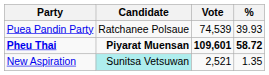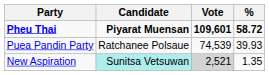rows swapped: (32, 45) <-> (50, 29)
(218, 62) no background -> (218, 62) lightgrey background
